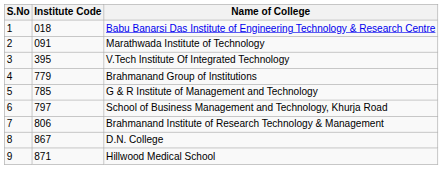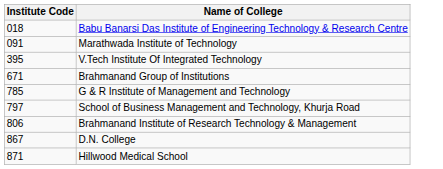- column: (18, 12)
(43, 76) 779 -> (15, 76) 671
